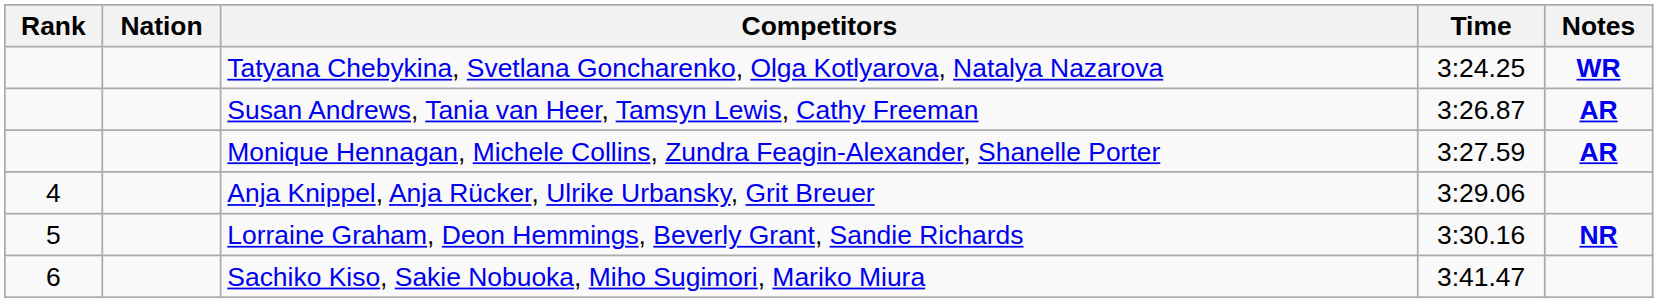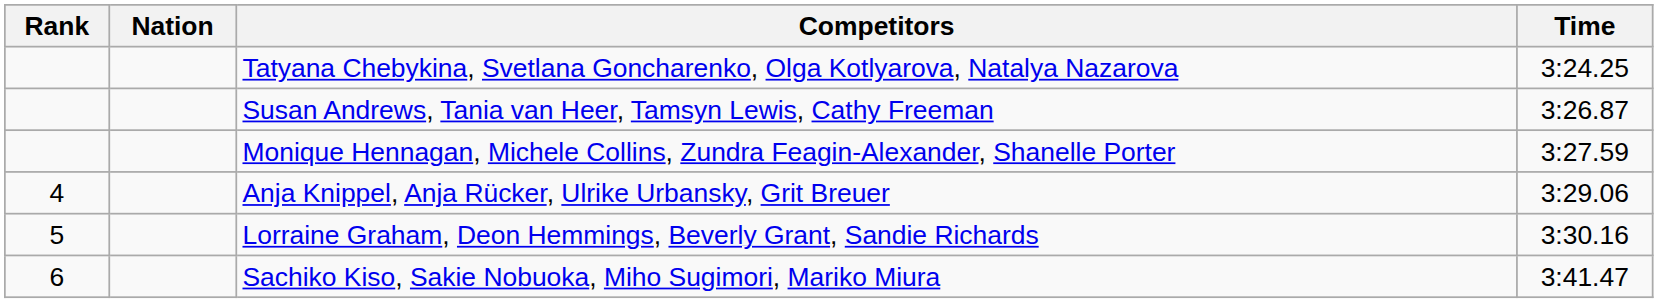- column: (1599, 26)
